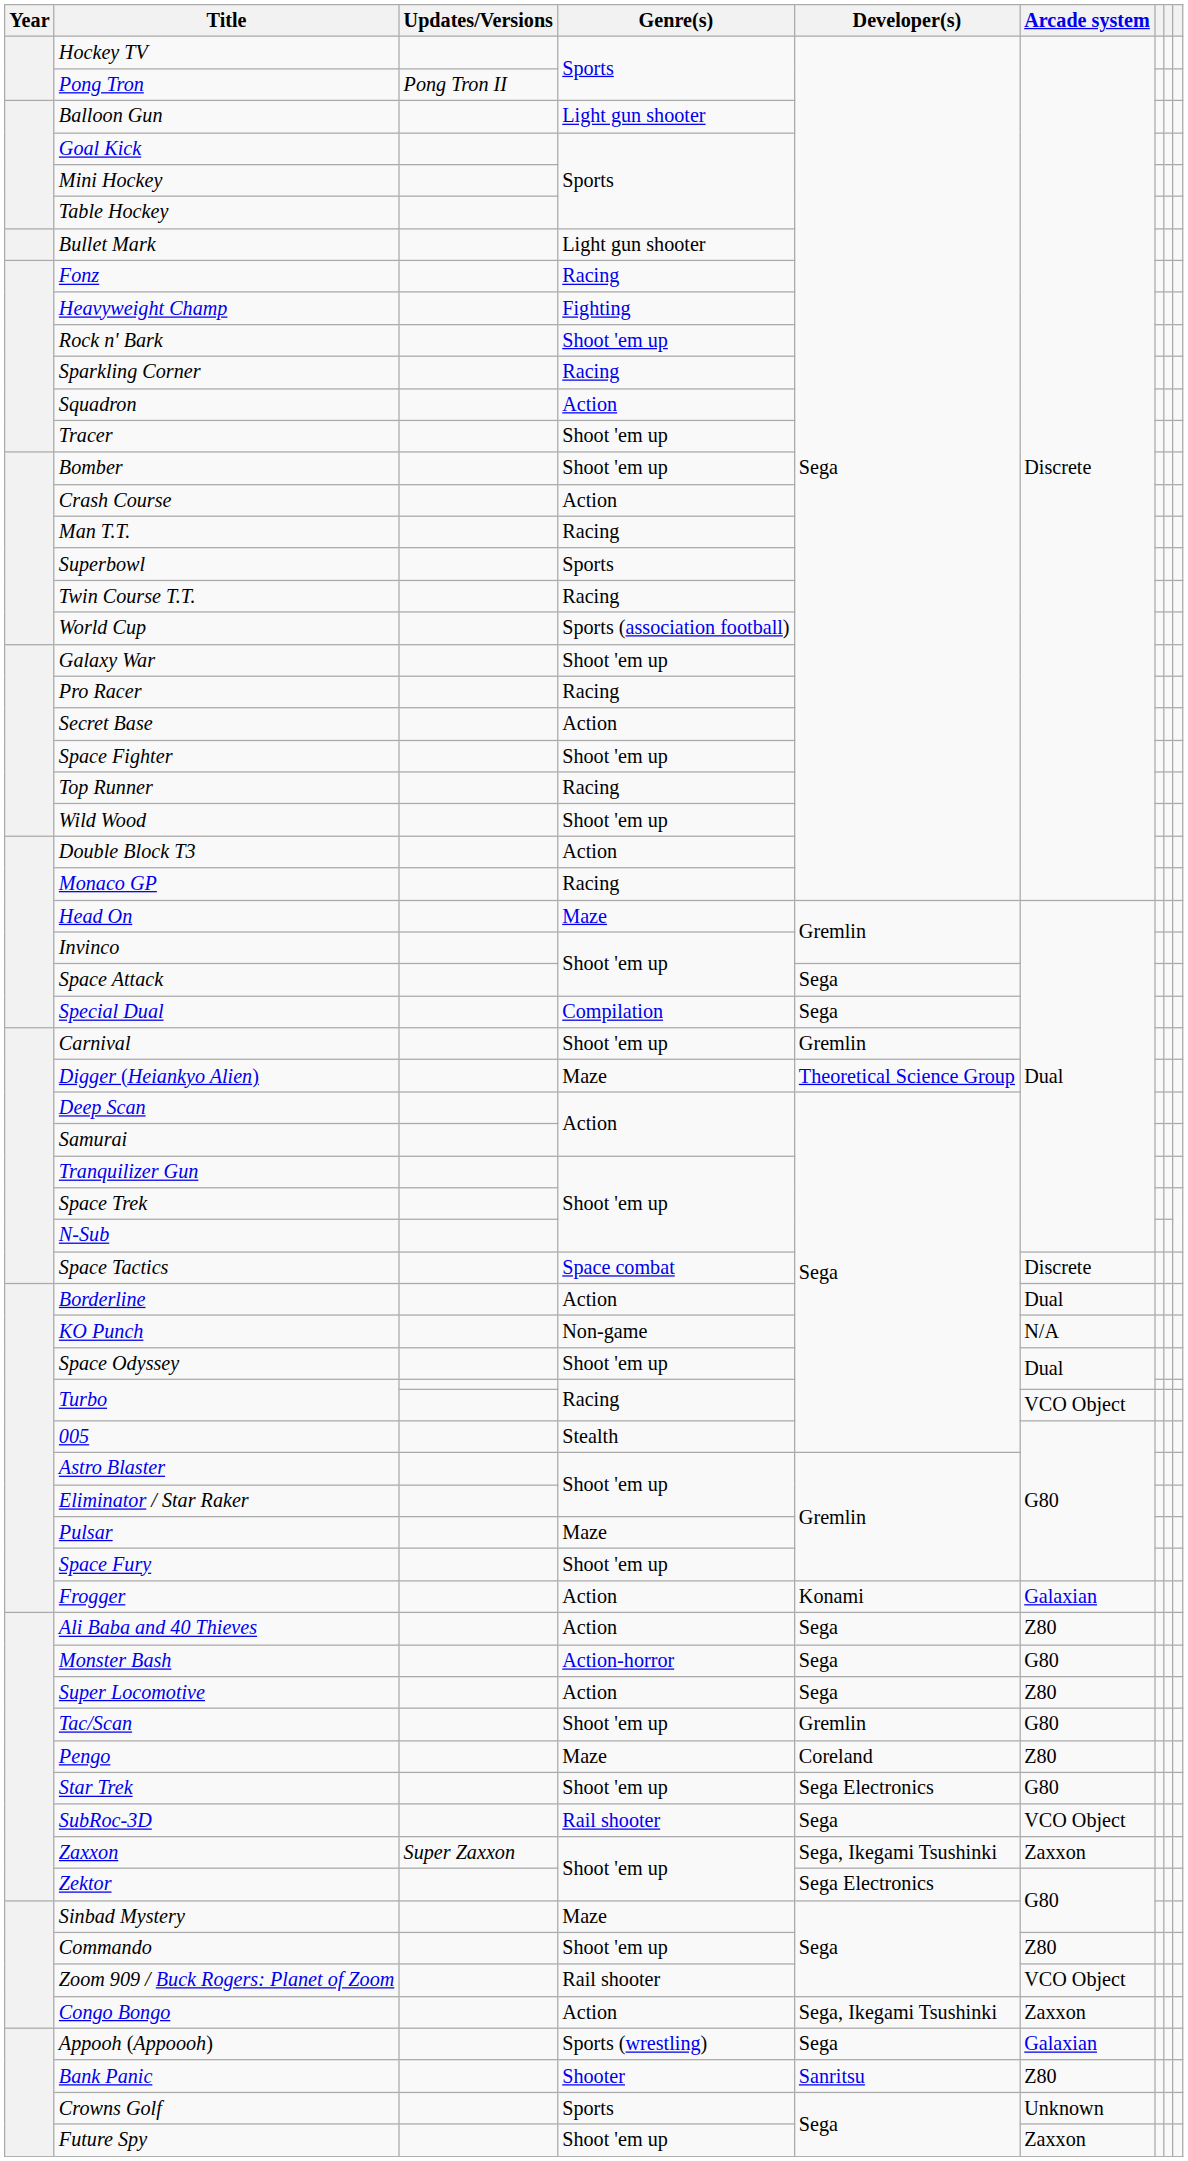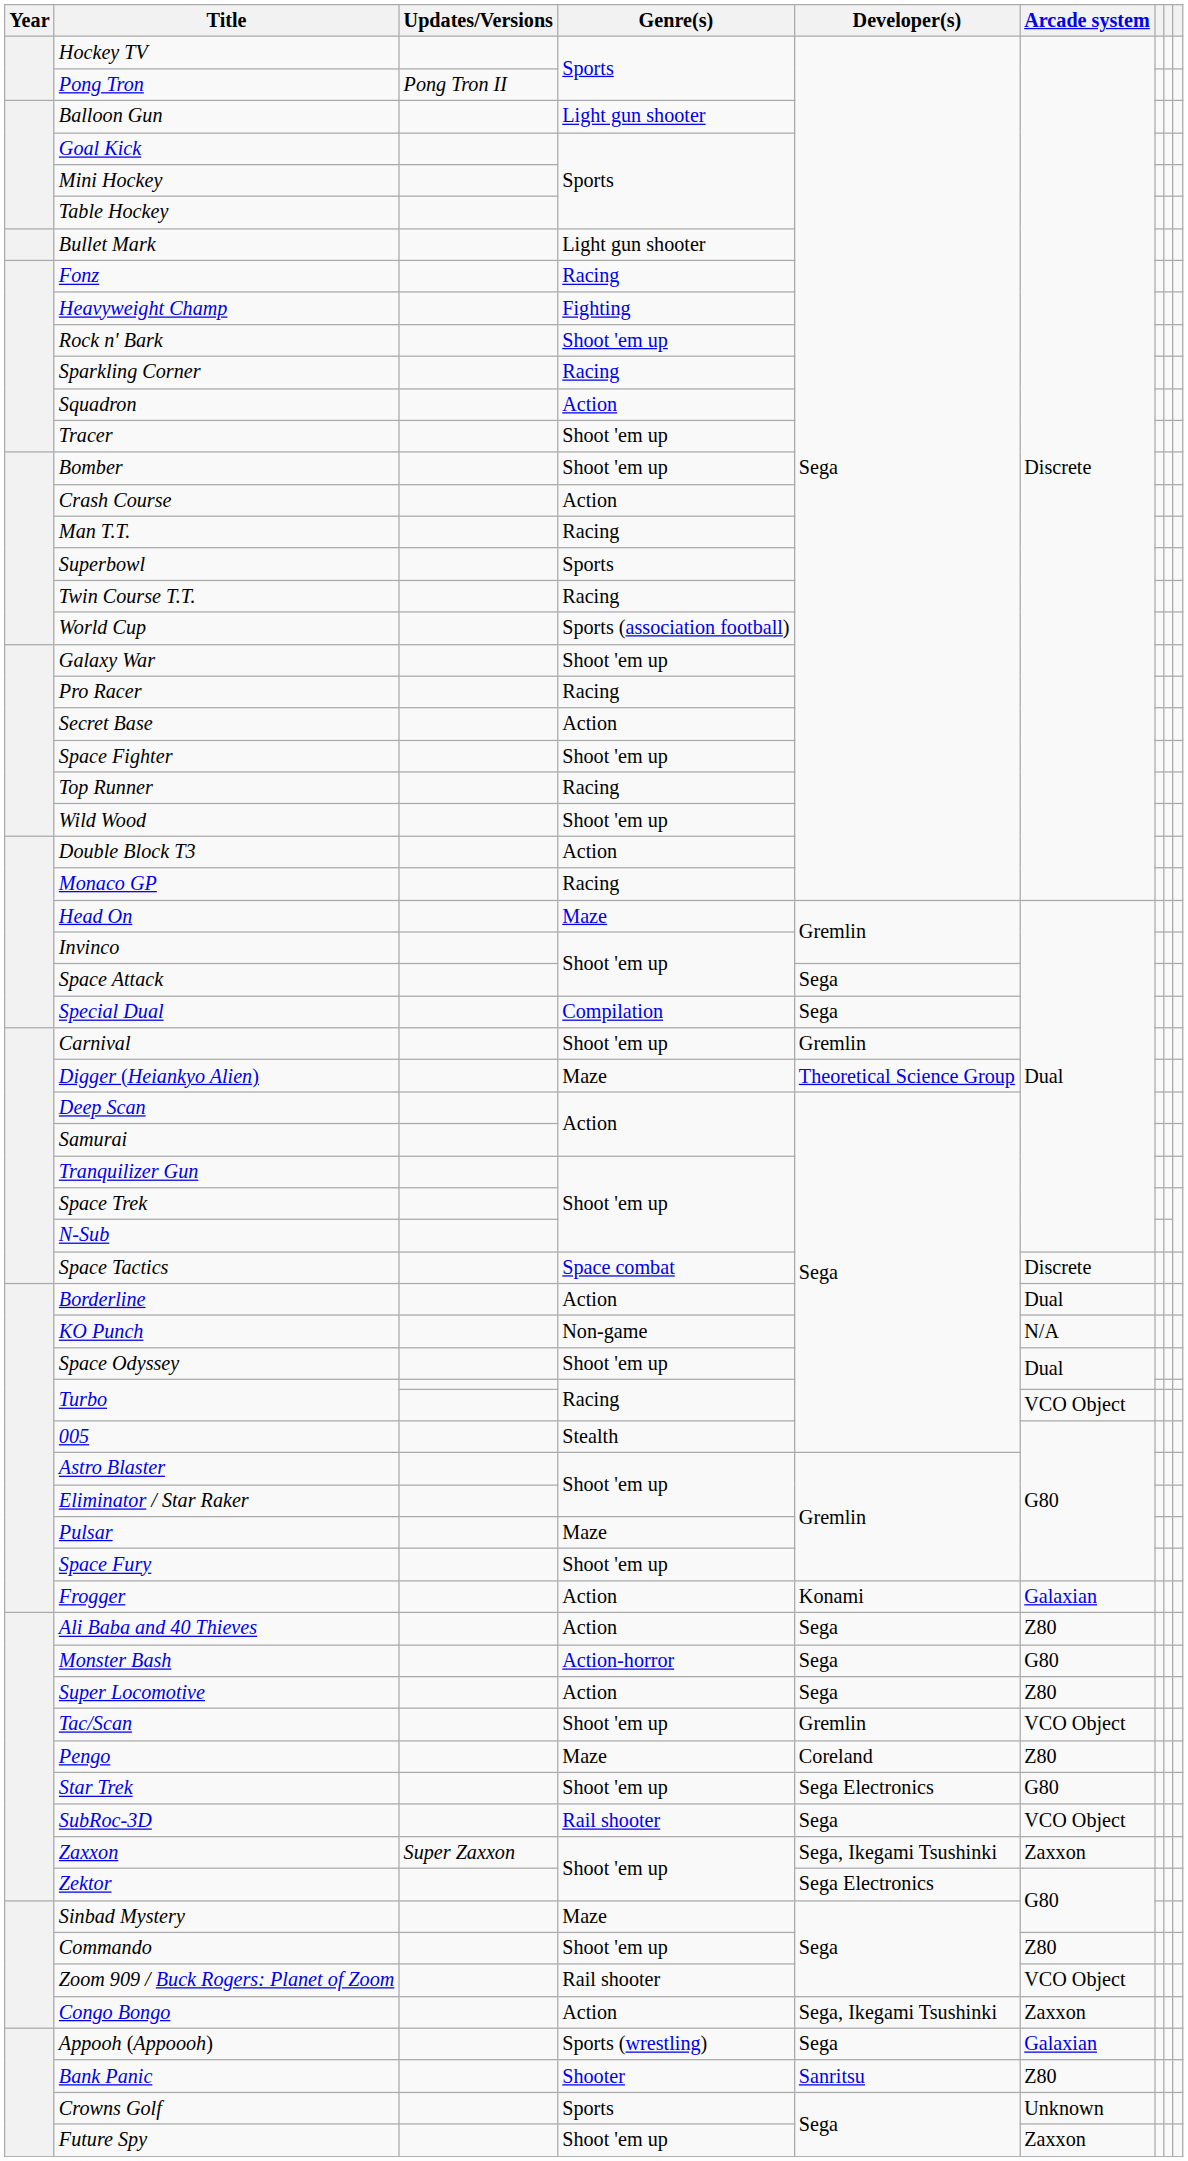(1042, 1724) G80 -> (1075, 1724) VCO Object
